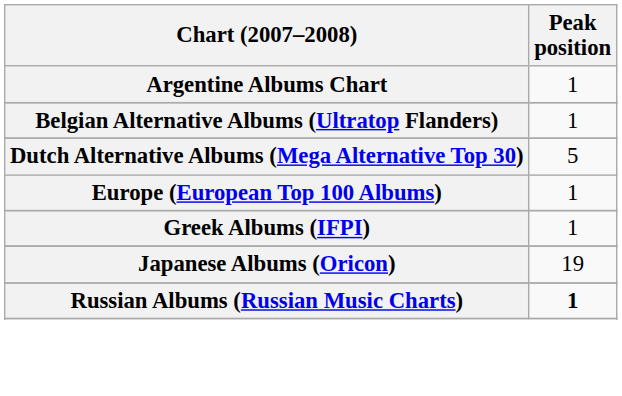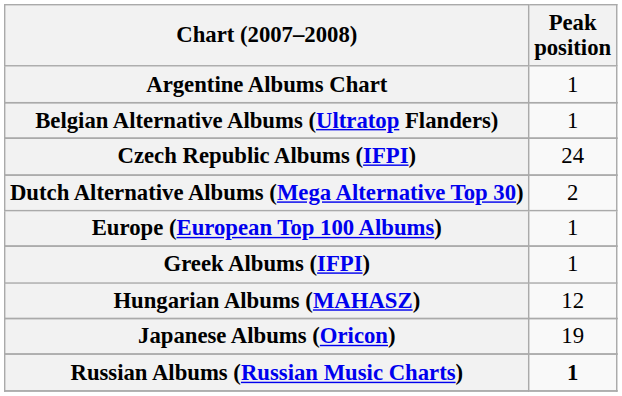+ row: (267, 156)
(573, 156) 5 -> (573, 192) 2
+ row: (267, 300)
